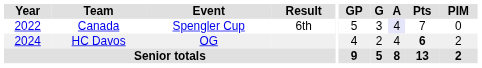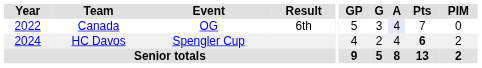(209, 26) Spengler Cup -> (209, 26) OG
(209, 41) OG -> (209, 41) Spengler Cup
